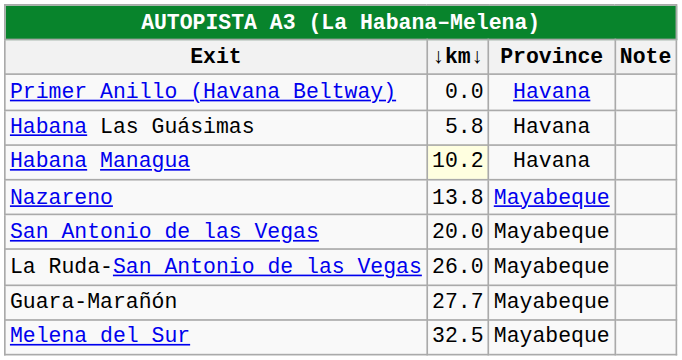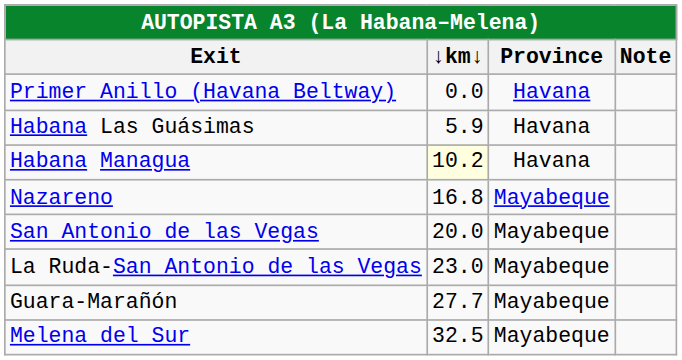(464, 127) 5.8 -> (464, 127) 5.9
(458, 197) 13.8 -> (458, 197) 16.8
(458, 267) 26.0 -> (458, 267) 23.0
